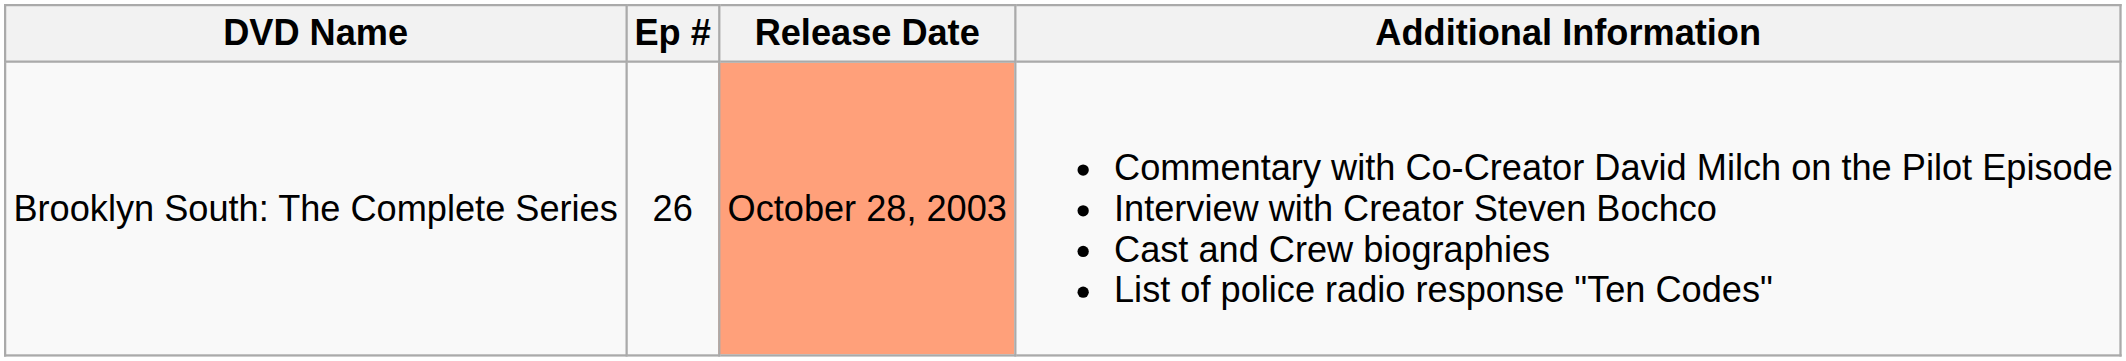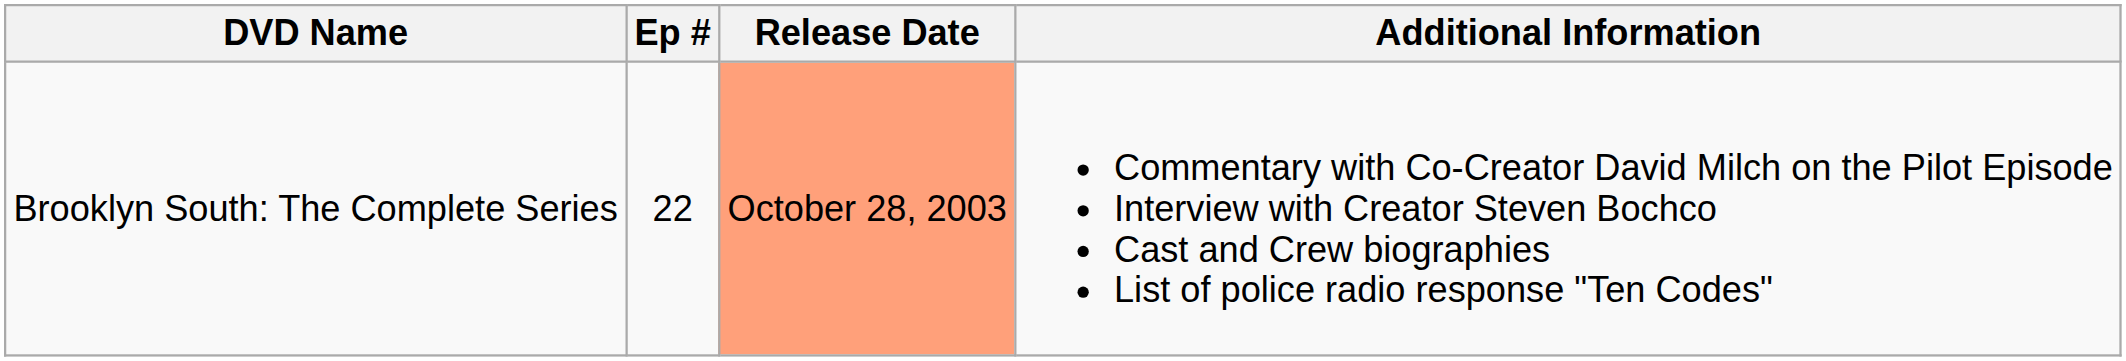(673, 208) 26 -> (673, 208) 22
